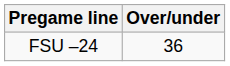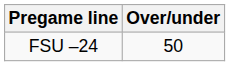(173, 46) 36 -> (173, 46) 50
